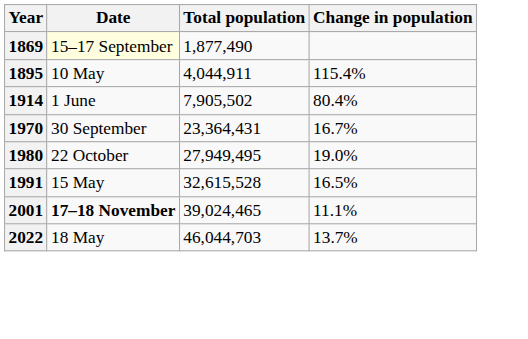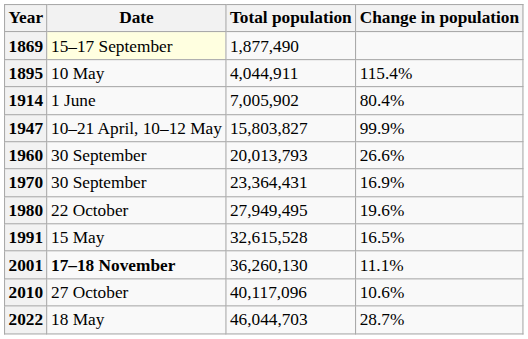(218, 100) 7,905,502 -> (264, 100) 7,005,902
+ row: (26, 127)
+ row: (26, 155)
(335, 127) 16.7% -> (382, 182) 16.9%
(335, 155) 19.0% -> (382, 210) 19.6%
(222, 210) 39,024,465 -> (269, 264) 36,260,130
+ row: (26, 292)
(335, 237) 13.7% -> (382, 319) 28.7%
